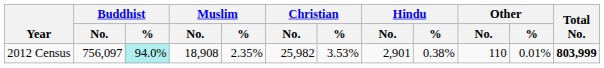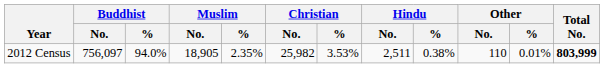(151, 53) paleturquoise background -> (151, 53) no background
(202, 53) 18,908 -> (202, 53) 18,905
(397, 53) 2,901 -> (397, 53) 2,511
